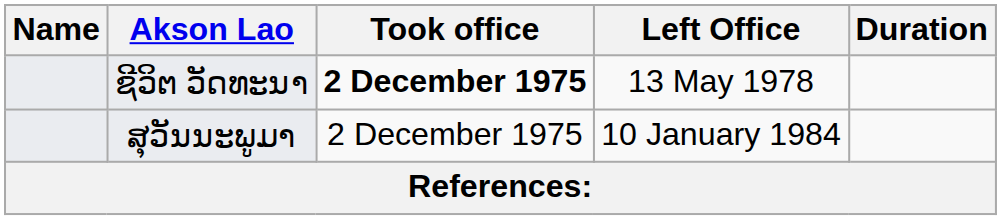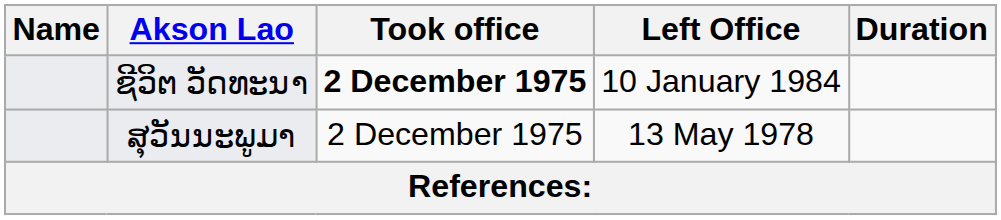(721, 82) 13 May 1978 -> (721, 82) 10 January 1984
(721, 135) 10 January 1984 -> (721, 135) 13 May 1978
